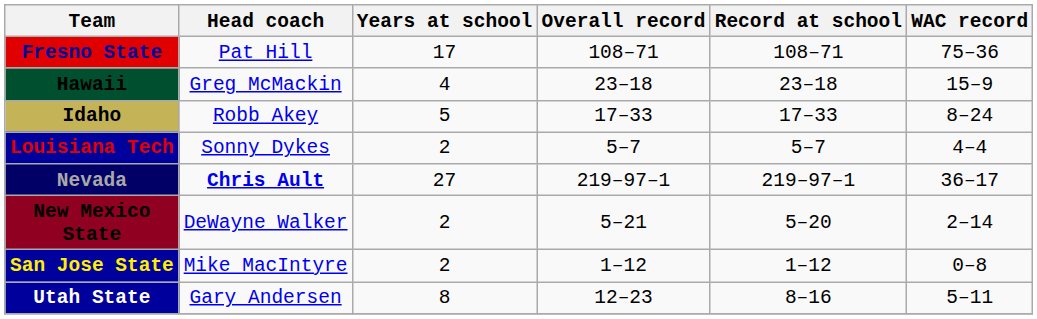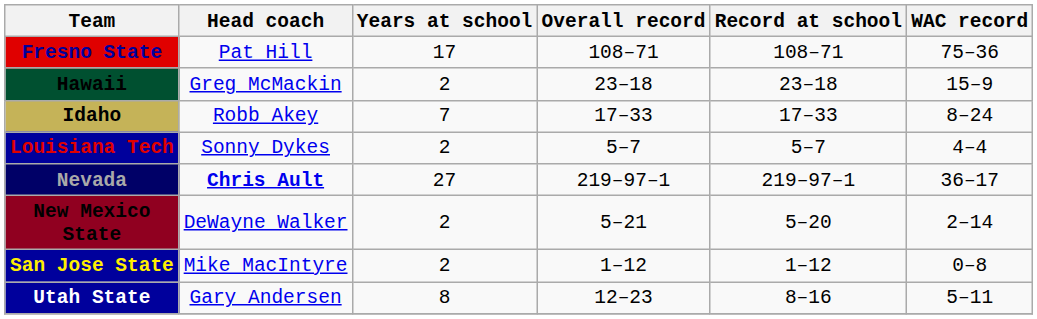(445, 84) 4 -> (445, 84) 2
(445, 116) 5 -> (445, 116) 7
